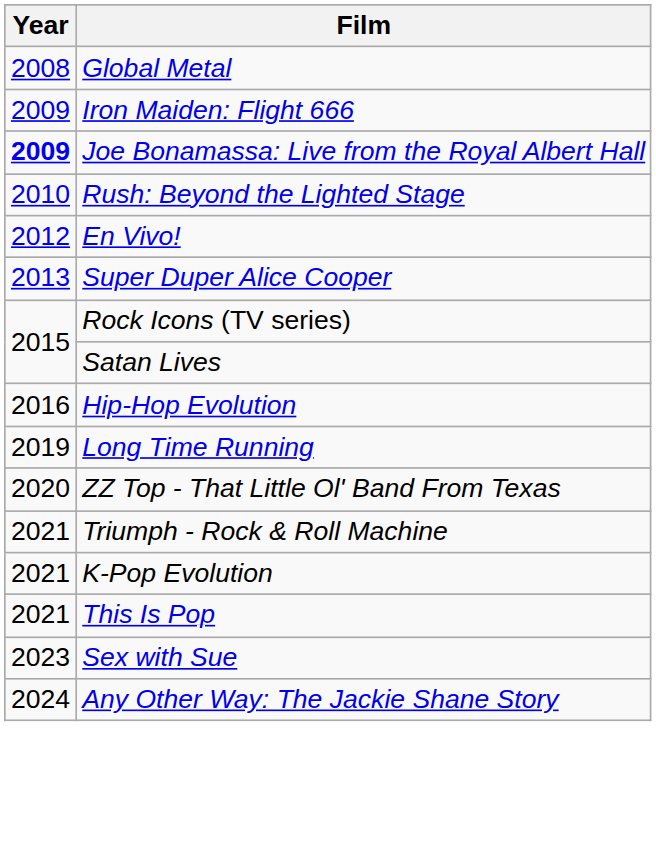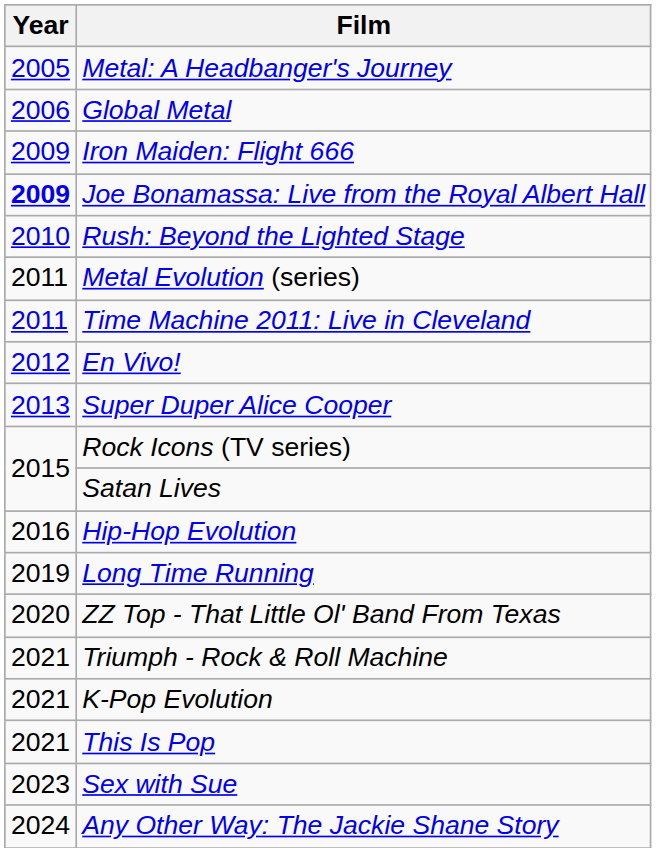+ row: (267, 67)
(40, 67) 2008 -> (40, 109) 2006
+ row: (221, 278)
+ row: (306, 320)
